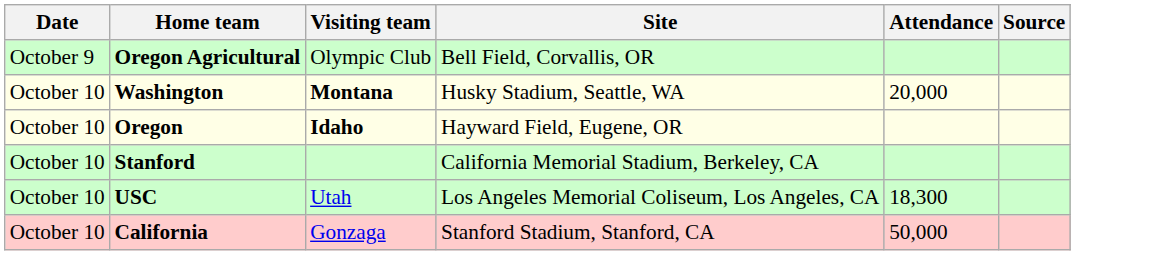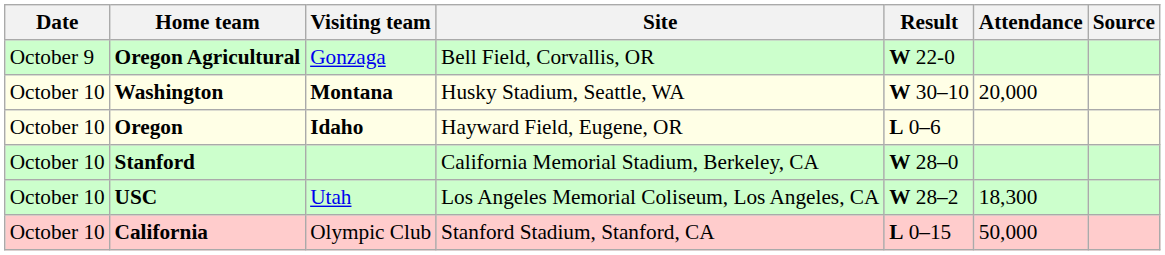+ column: (929, 22)
(371, 57) Olympic Club -> (348, 57) Gonzaga
(348, 232) Gonzaga -> (371, 232) Olympic Club
